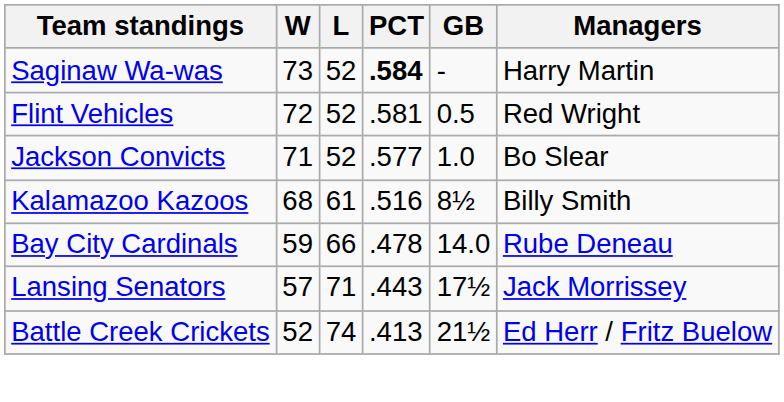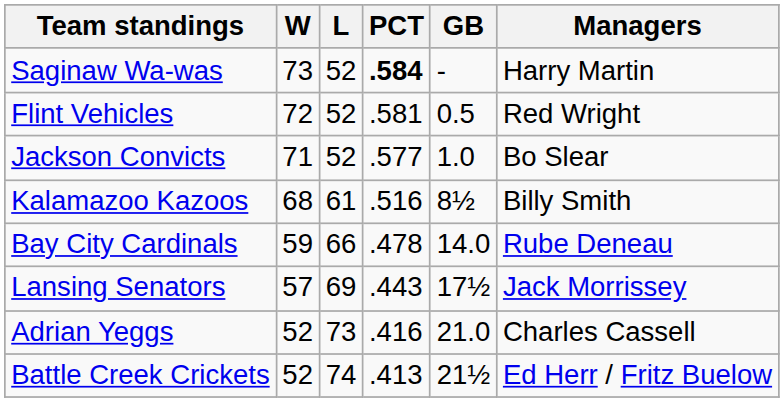(341, 288) 71 -> (341, 288) 69
+ row: (92, 331)
